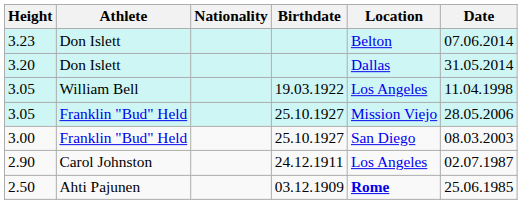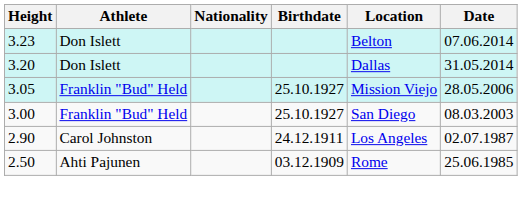- row: (21, 89)
(370, 187) bold -> (369, 162) normal
